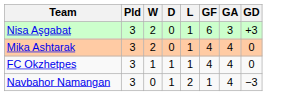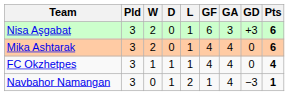+ column: (273, 13)
